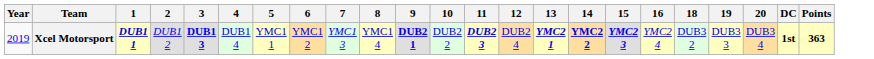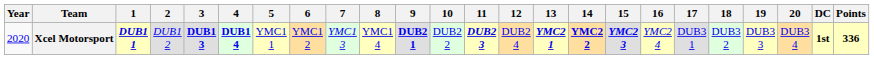+ column: (692, 13)
(18, 38) 2019 -> (18, 38) 2020
(236, 38) normal -> (236, 38) bold
(817, 38) 363 -> (851, 38) 336
